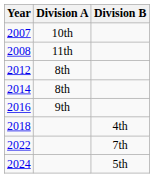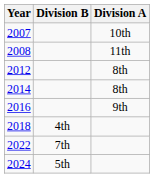columns swapped: (62, 13) <-> (120, 13)
